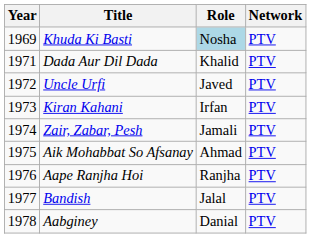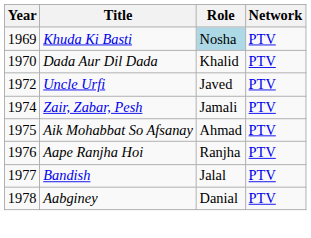(22, 61) 1971 -> (22, 61) 1970
- row: (83, 107)
